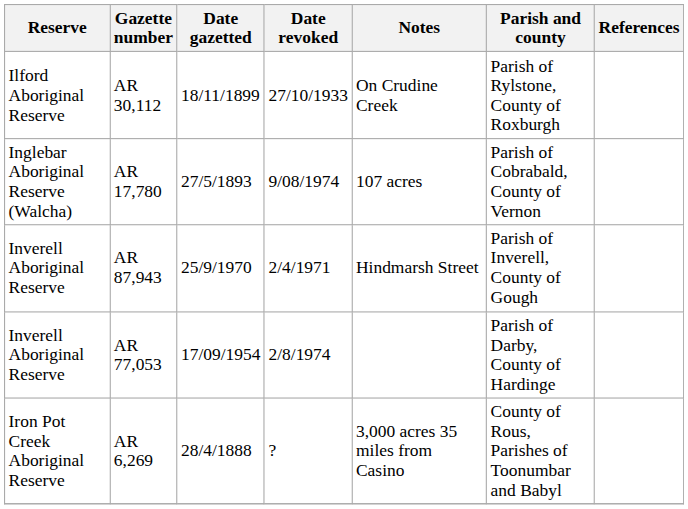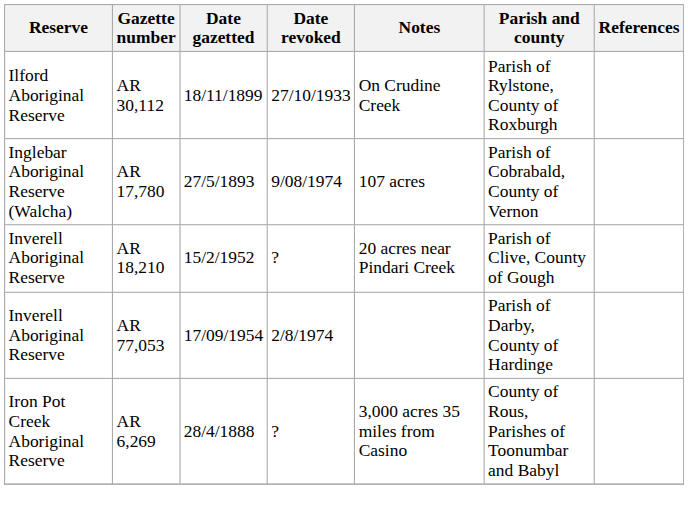+ row: (141, 258)
- row: (138, 268)
